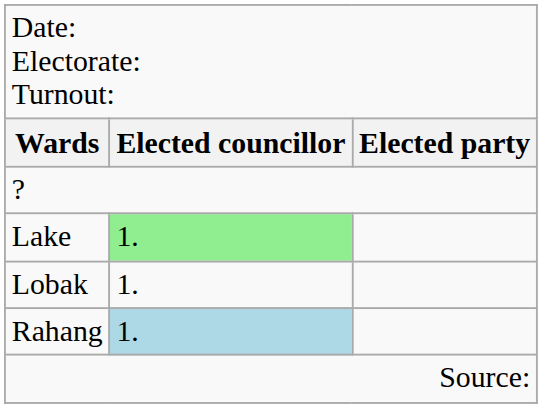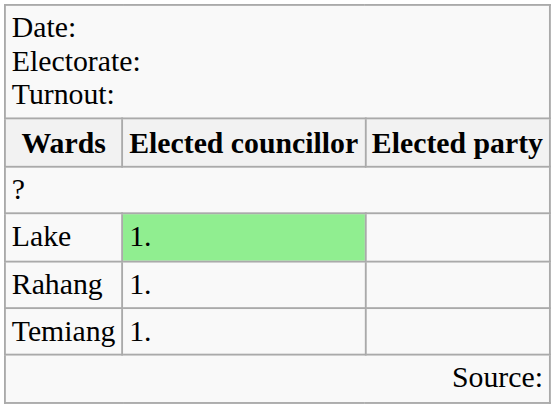- row: (50, 283)
(128, 331) lightblue background -> (140, 283) no background
+ row: (64, 331)
